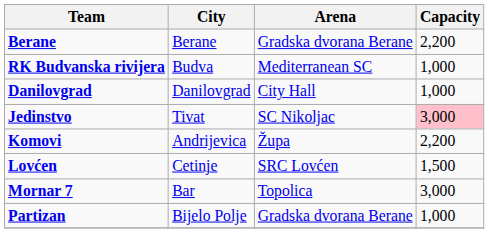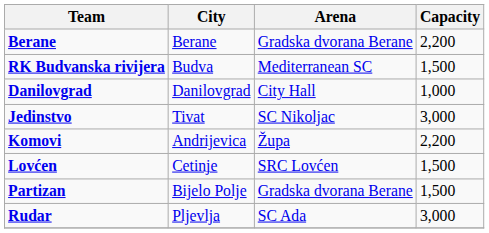(438, 66) 1,000 -> (438, 66) 1,500
(438, 116) pink background -> (438, 116) no background
- row: (40, 191)
(438, 215) 1,000 -> (438, 191) 1,500
+ row: (30, 215)
